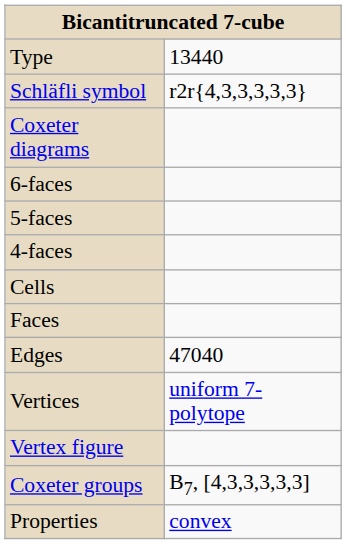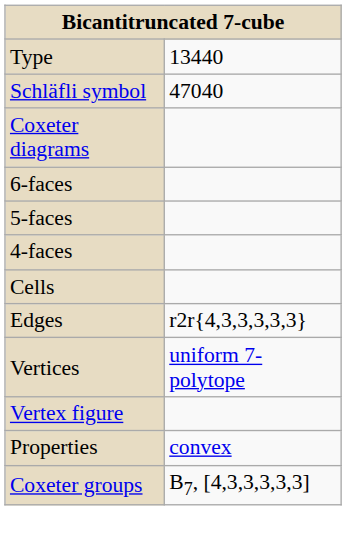(238, 90) r2r{4,3,3,3,3,3} -> (196, 90) 47040
- row: (35, 320)
(196, 354) 47040 -> (238, 320) r2r{4,3,3,3,3,3}
rows swapped: (76, 484) <-> (54, 521)
